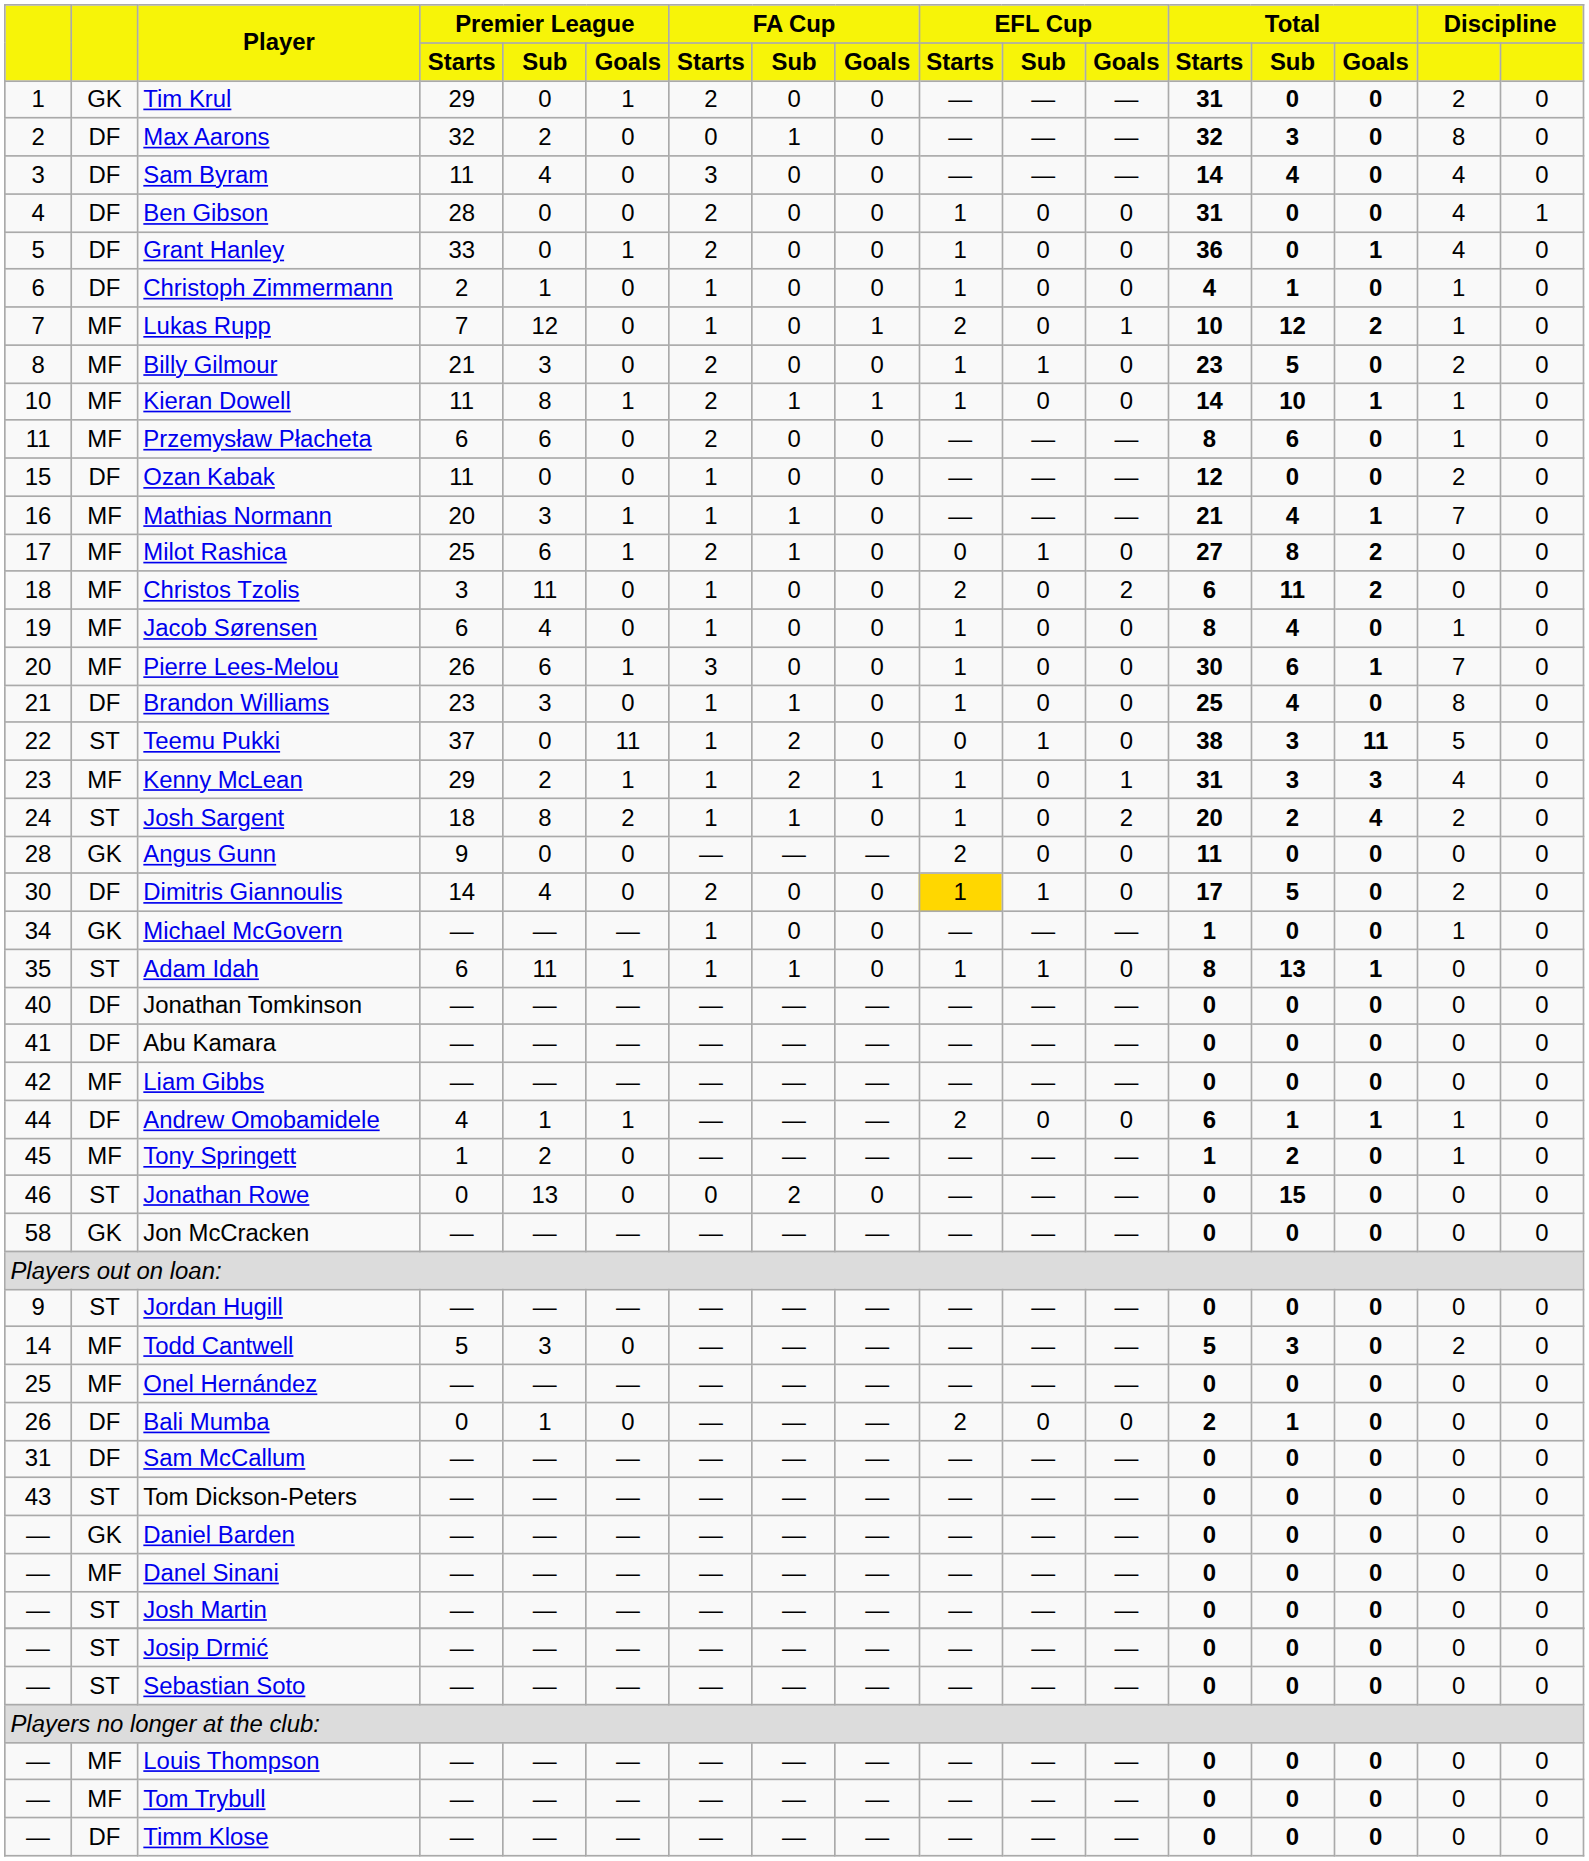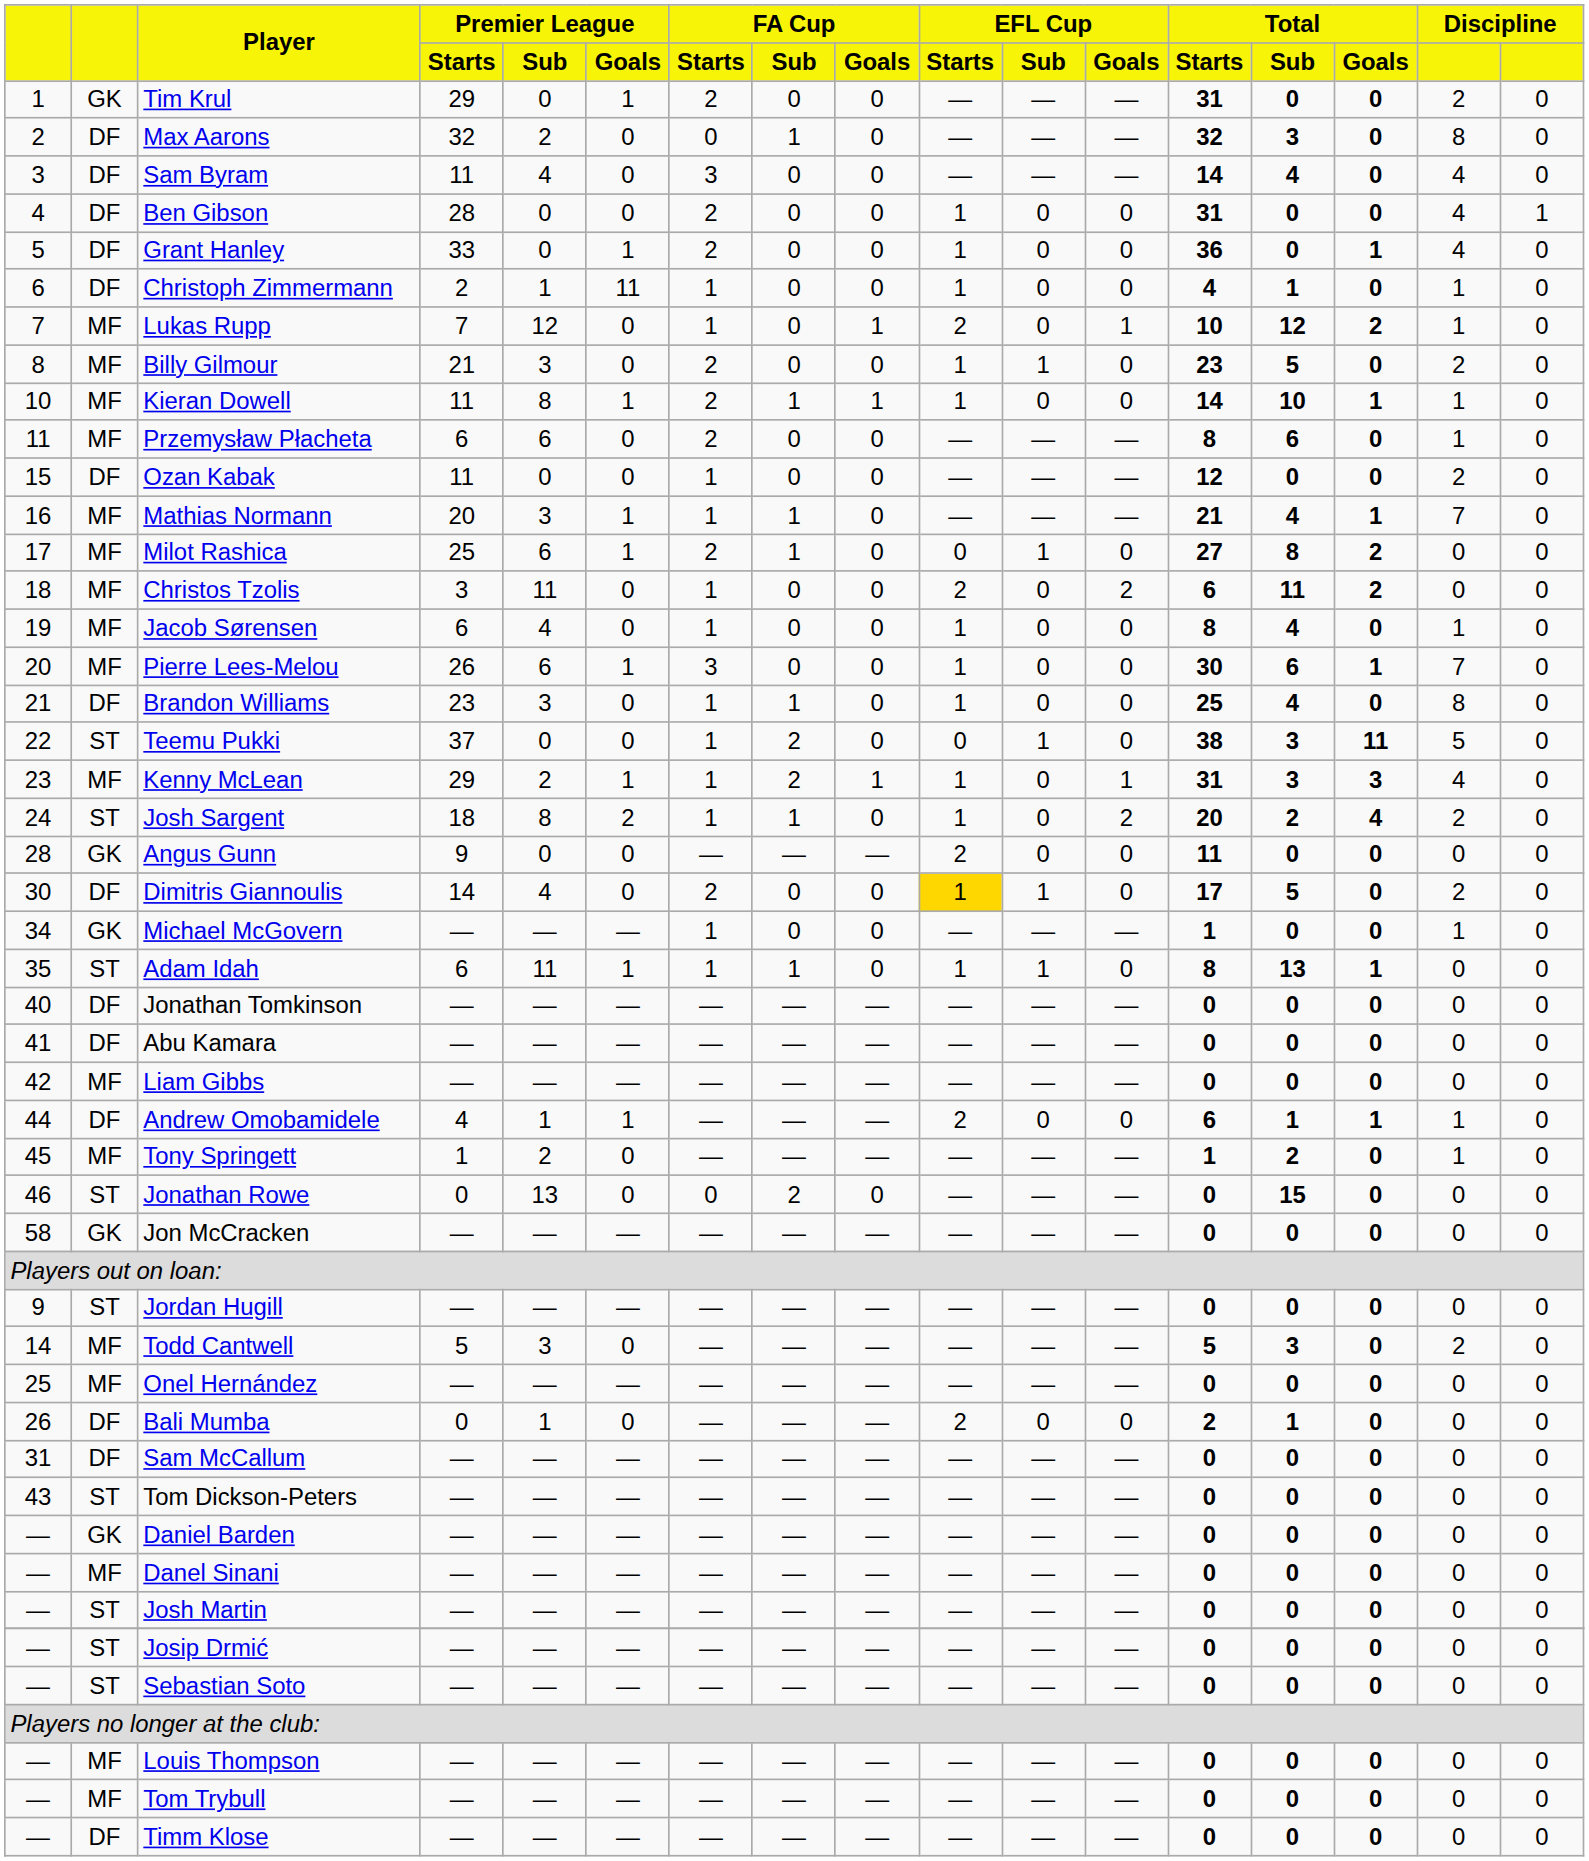(628, 288) 0 -> (628, 288) 11
(628, 742) 11 -> (628, 742) 0
